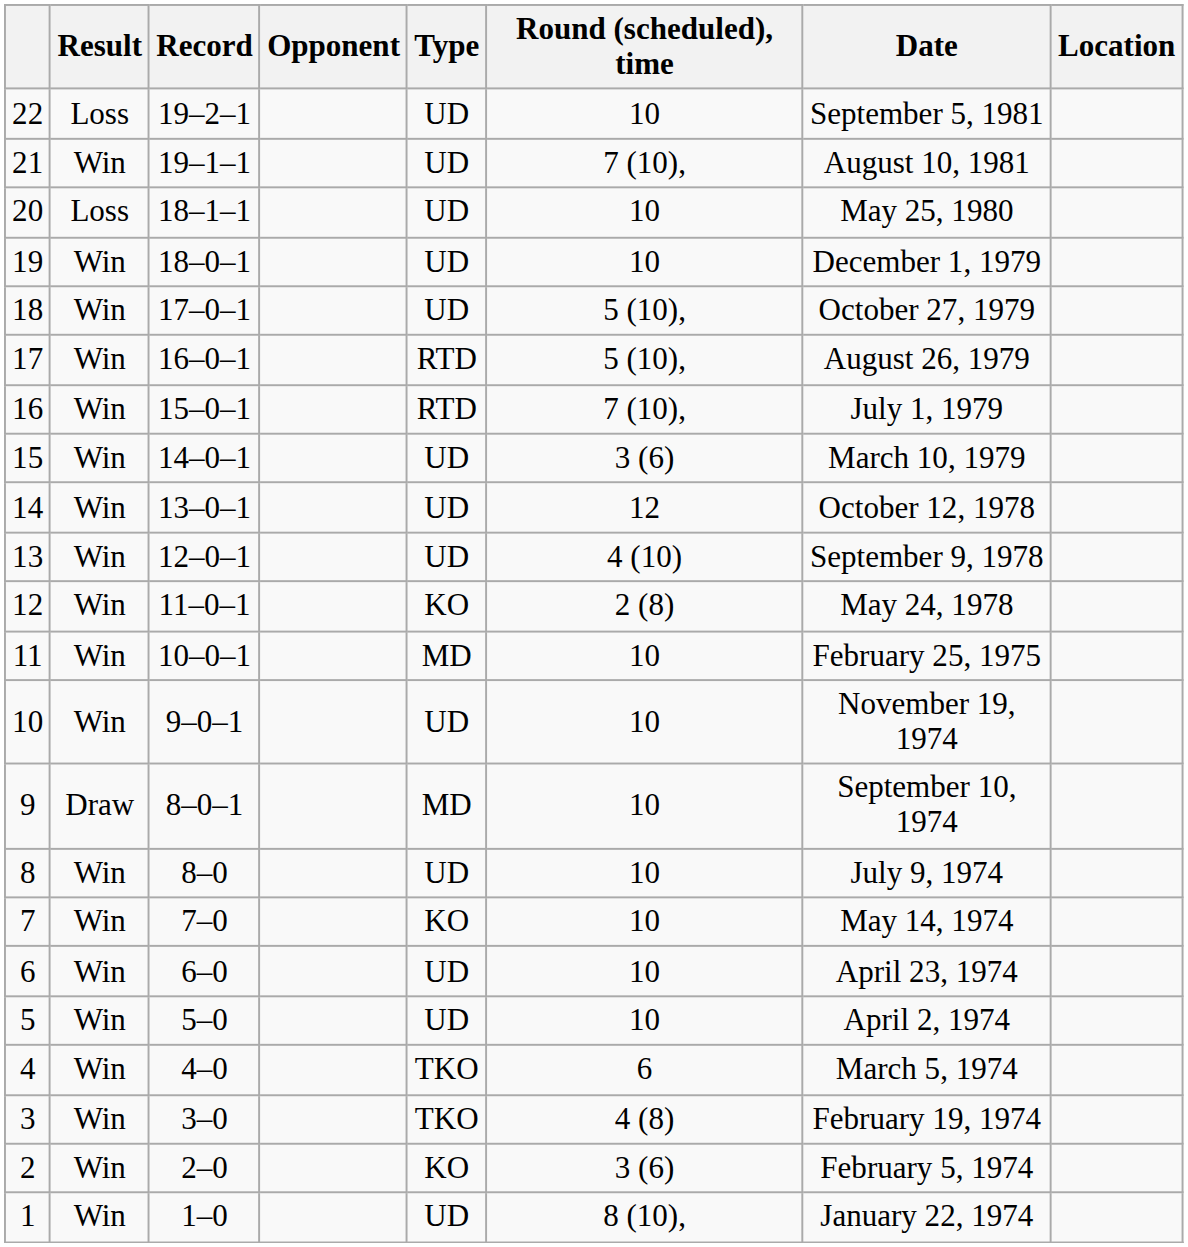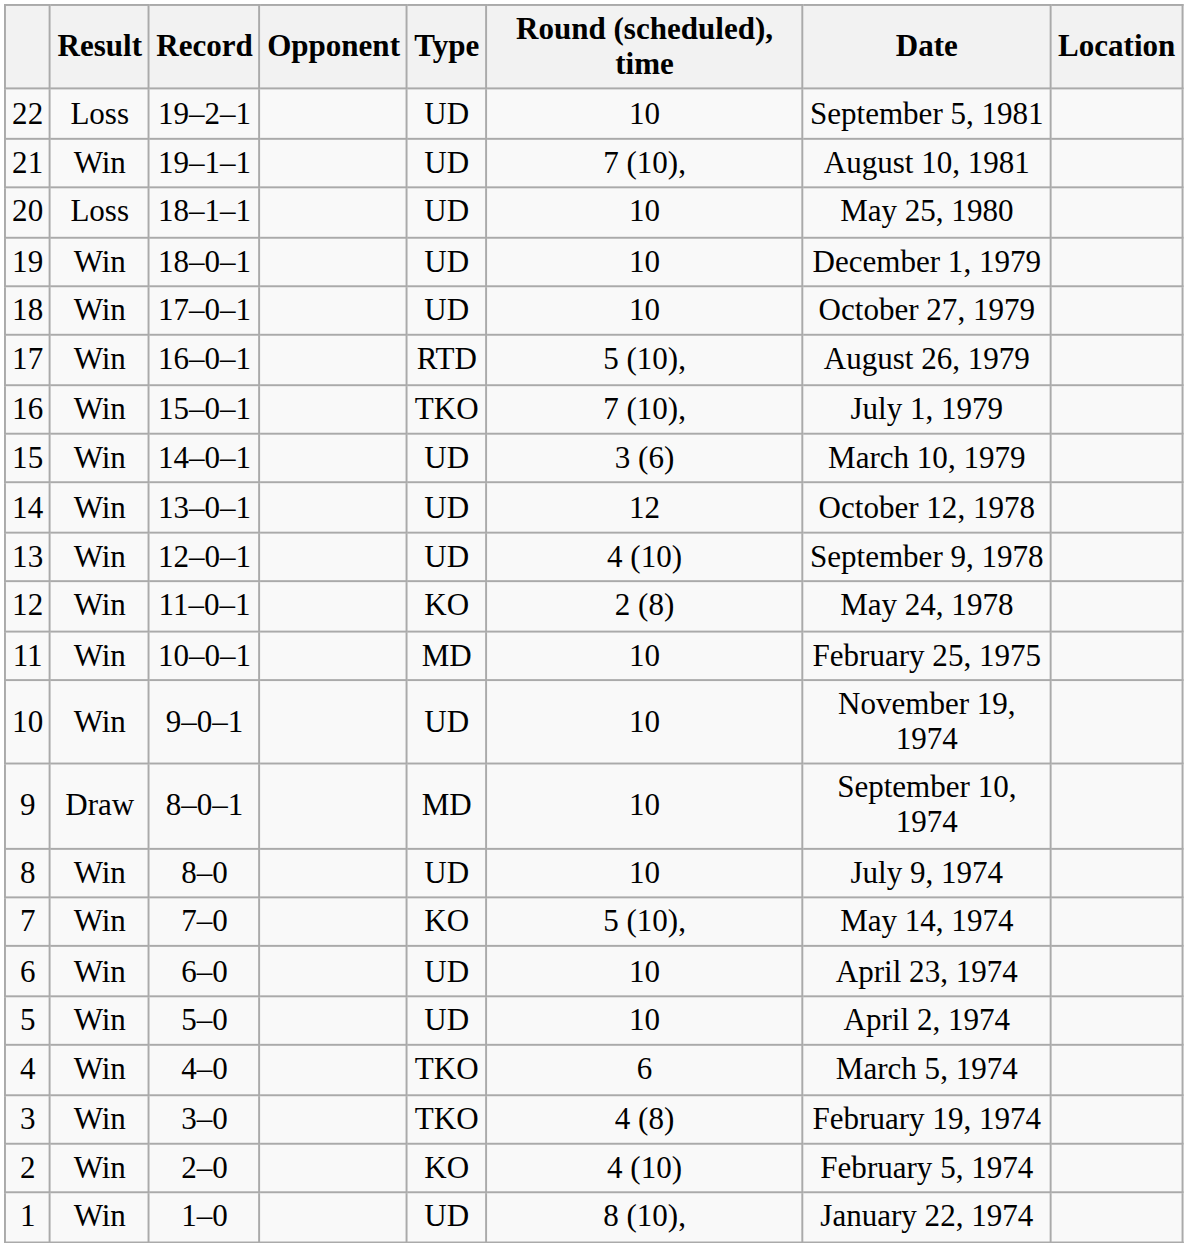(645, 310) 5 (10), -> (645, 310) 10
(447, 408) RTD -> (447, 408) TKO
(645, 921) 10 -> (645, 921) 5 (10),
(645, 1167) 3 (6) -> (645, 1167) 4 (10)
